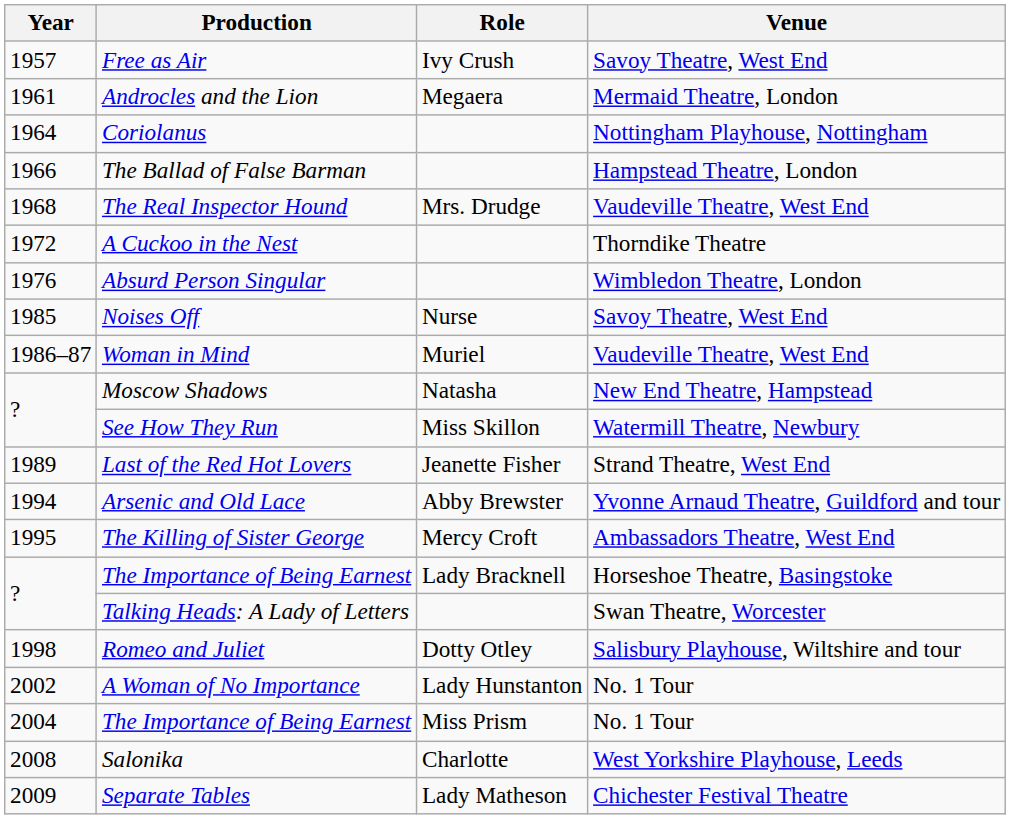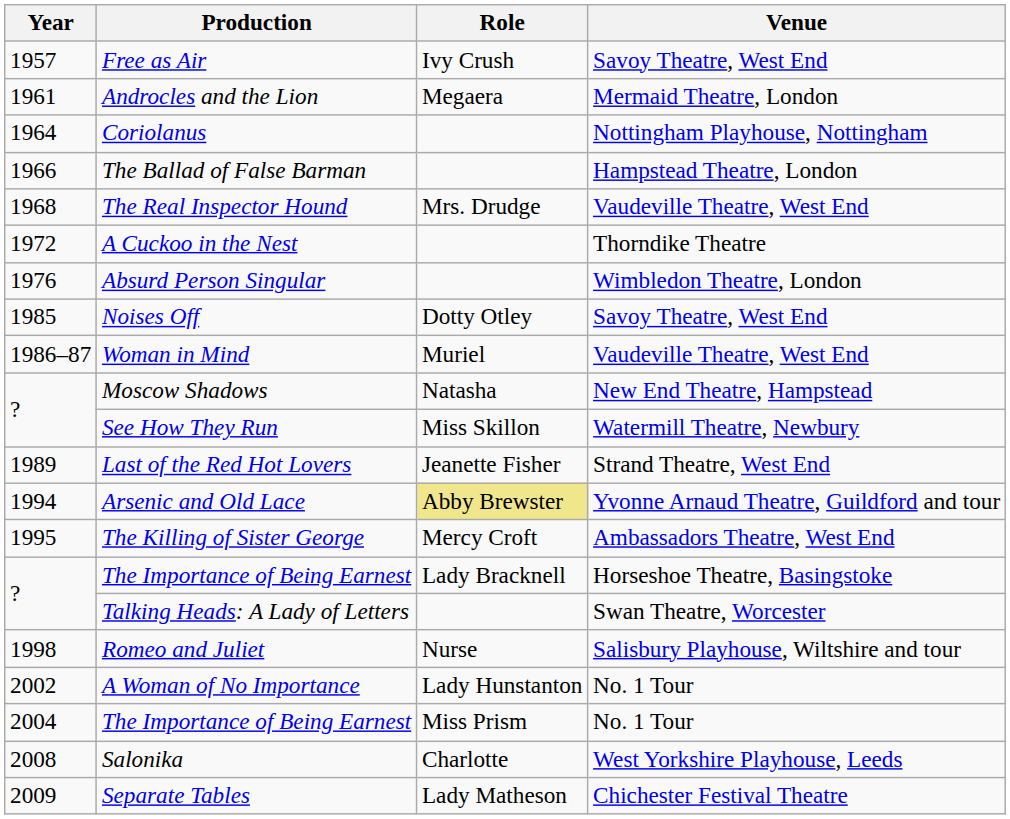(450, 317) Nurse -> (477, 317) Dotty Otley
(492, 501) no background -> (492, 501) khaki background
(477, 648) Dotty Otley -> (450, 648) Nurse
